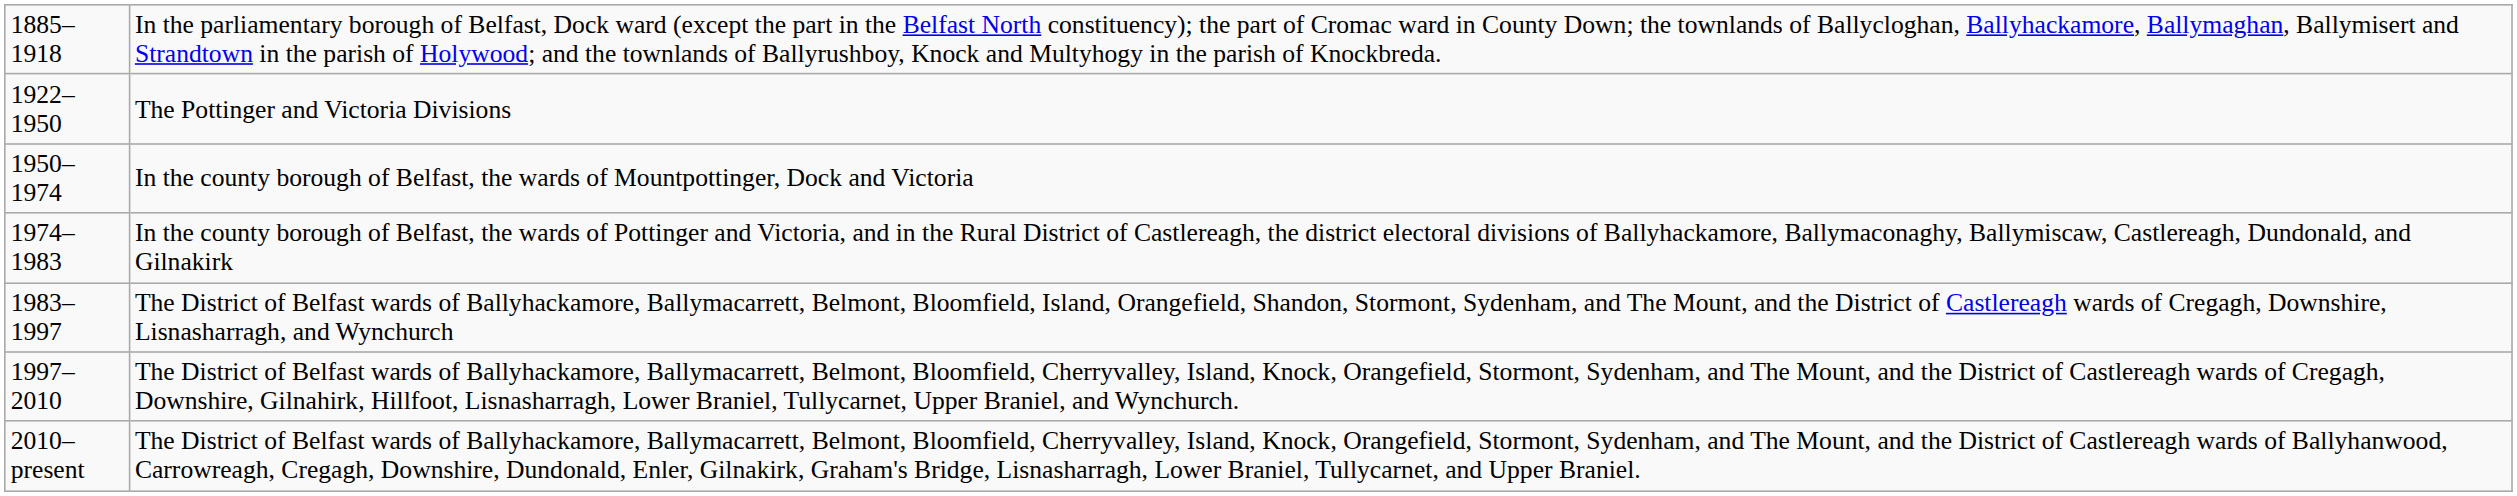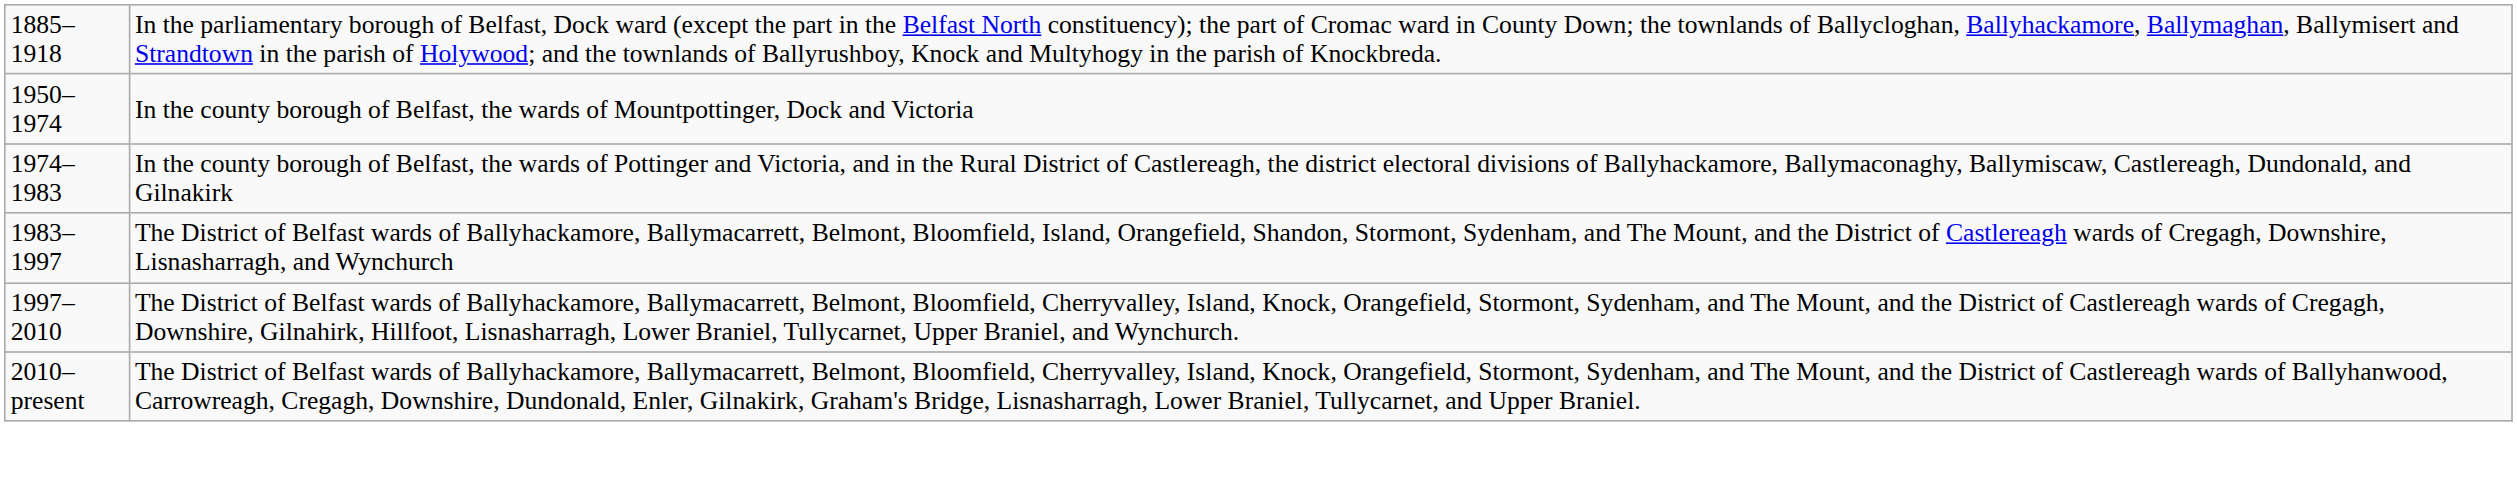- row: (323, 108)
